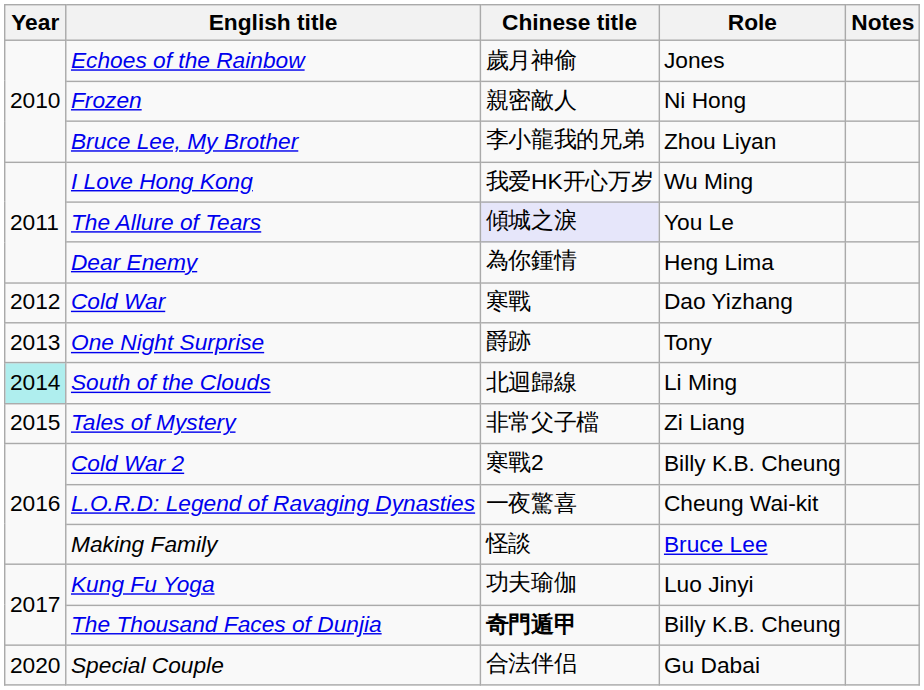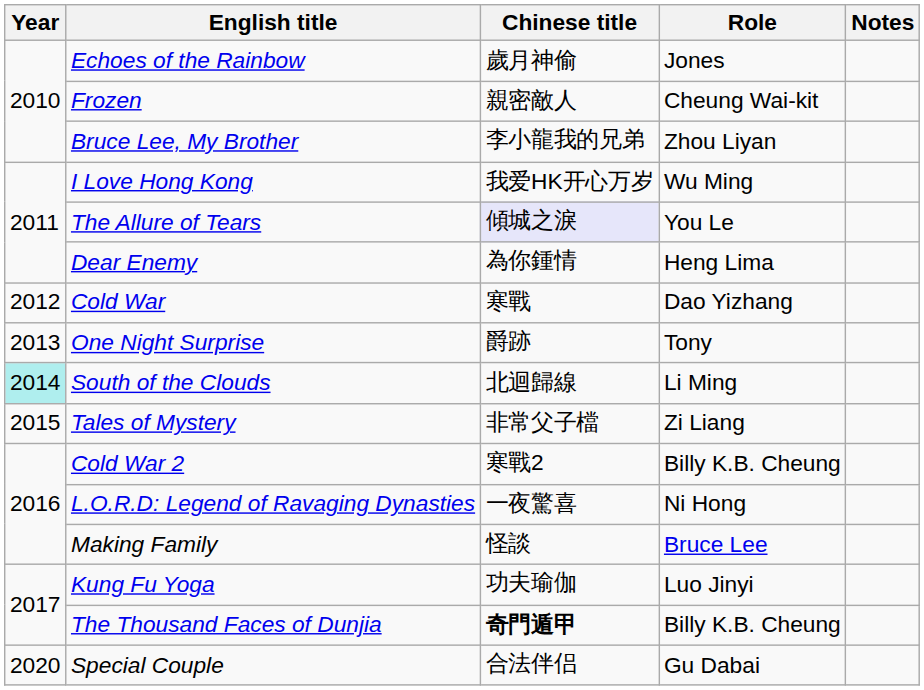(705, 100) Ni Hong -> (741, 100) Cheung Wai-kit
(741, 503) Cheung Wai-kit -> (705, 503) Ni Hong
